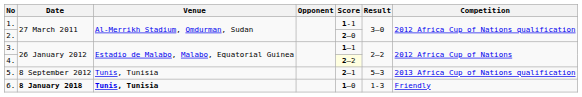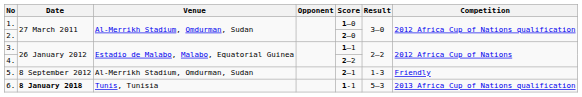(349, 23) 1-1 -> (349, 23) 1–0
(349, 61) lightyellow background -> (349, 61) no background
(127, 73) Tunis, Tunisia -> (174, 73) Al-Merrikh Stadium, Omdurman, Sudan
(377, 73) 5–3 -> (377, 73) 1-3
(485, 73) 2013 Africa Cup of Nations qualification -> (413, 73) Friendly
(127, 86) bold -> (127, 86) normal
(349, 86) 1–0 -> (349, 86) 1-1
(377, 86) 1-3 -> (377, 86) 5–3
(413, 86) Friendly -> (485, 86) 2013 Africa Cup of Nations qualification
